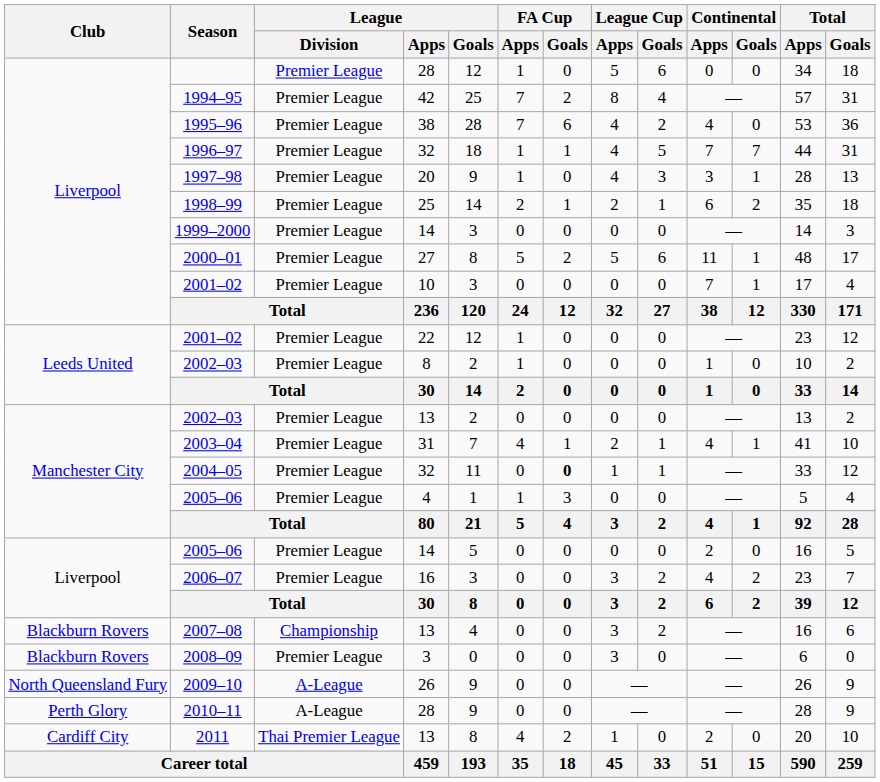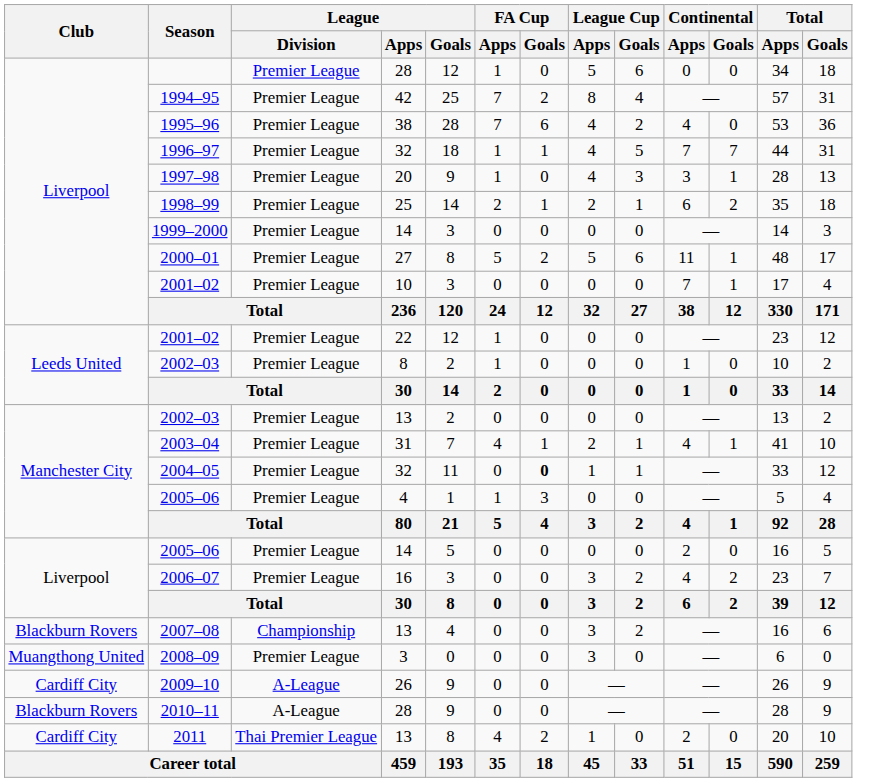(88, 657) Blackburn Rovers -> (76, 657) Muangthong United
(88, 683) North Queensland Fury -> (76, 683) Cardiff City
(88, 710) Perth Glory -> (76, 710) Blackburn Rovers
